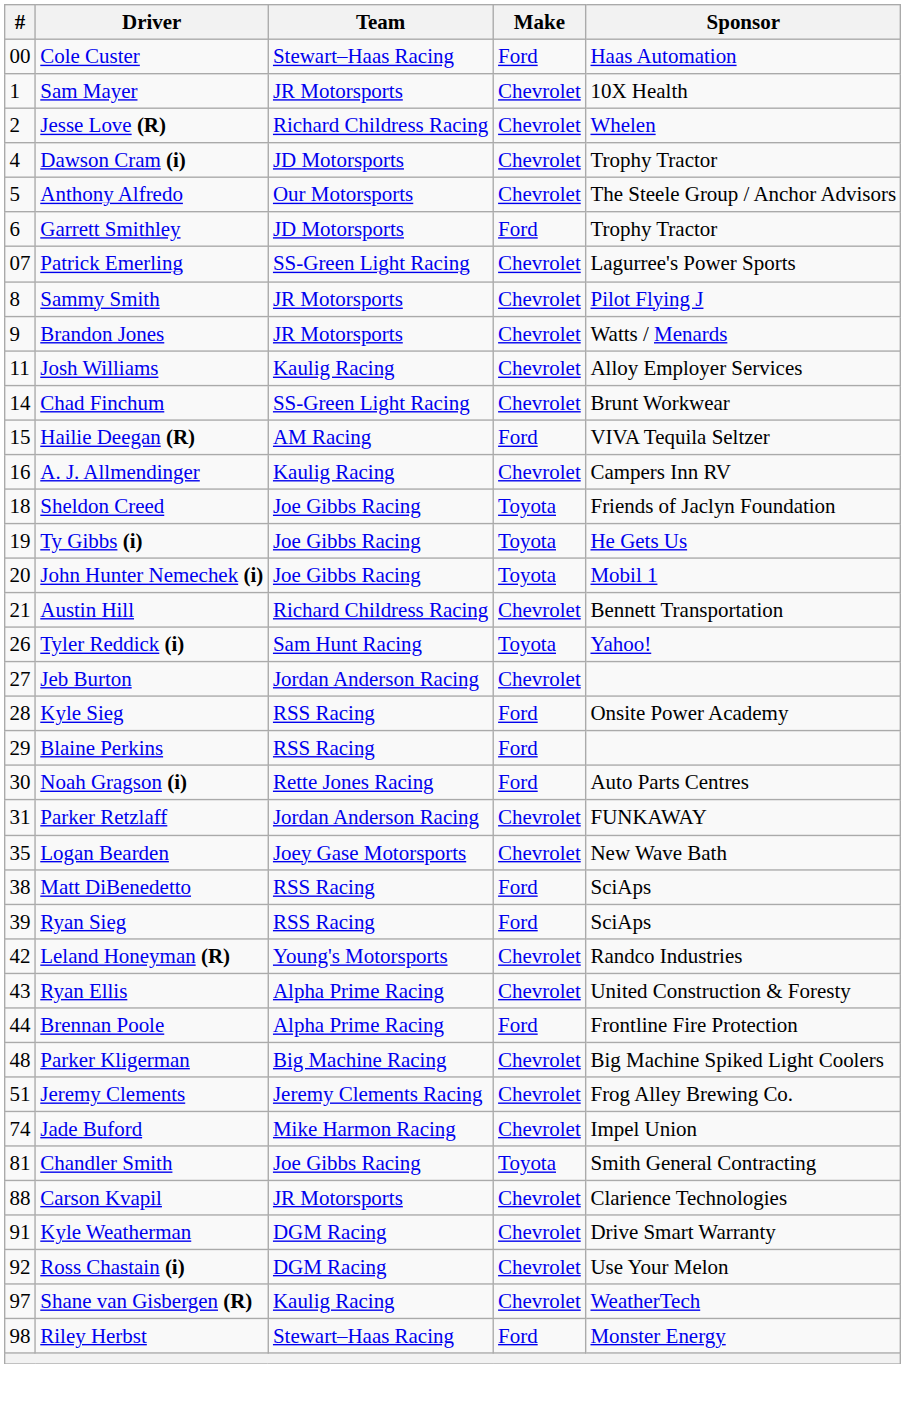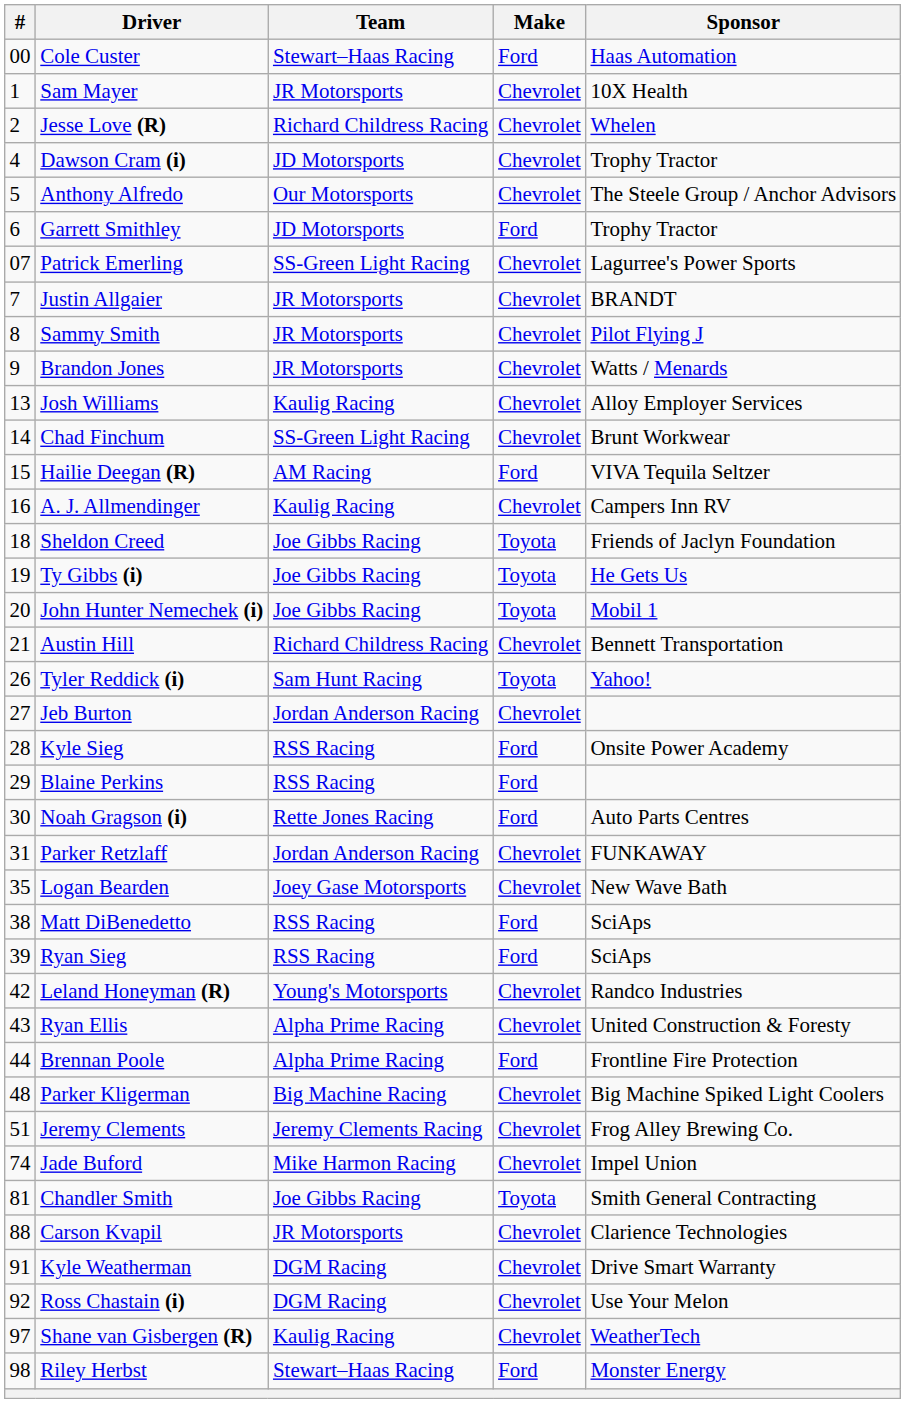+ row: (101, 298)
(20, 367) 11 -> (20, 402) 13
